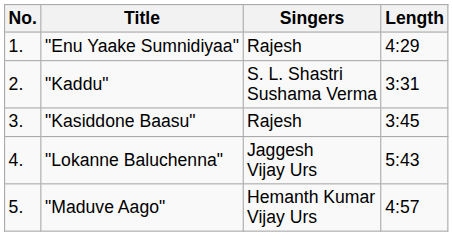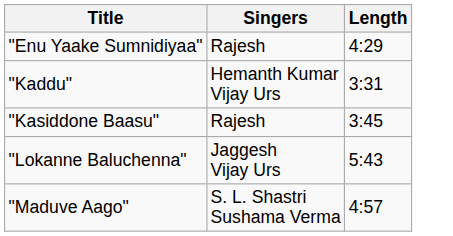- column: (23, 18)
(312, 84) S. L. Shastri Sushama Verma -> (275, 84) Hemanth Kumar Vijay Urs
(311, 207) Hemanth Kumar Vijay Urs -> (276, 207) S. L. Shastri Sushama Verma
